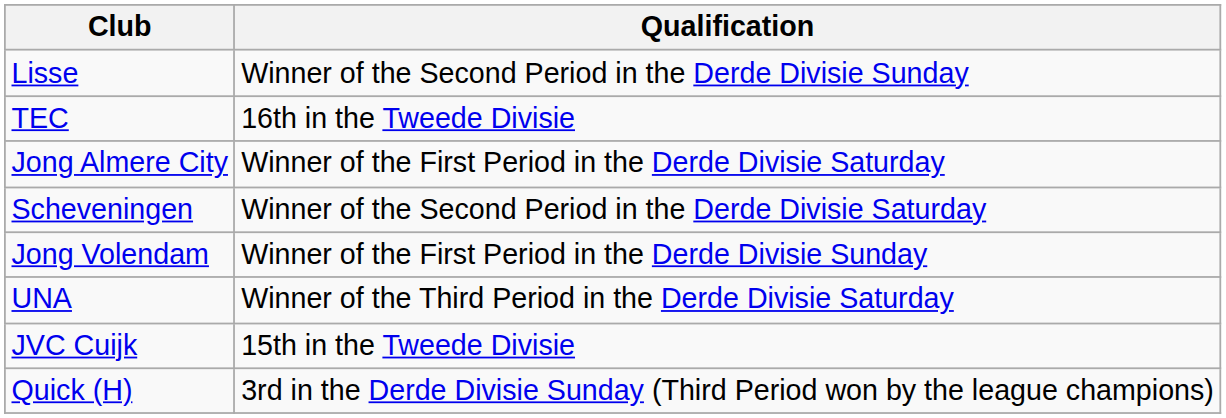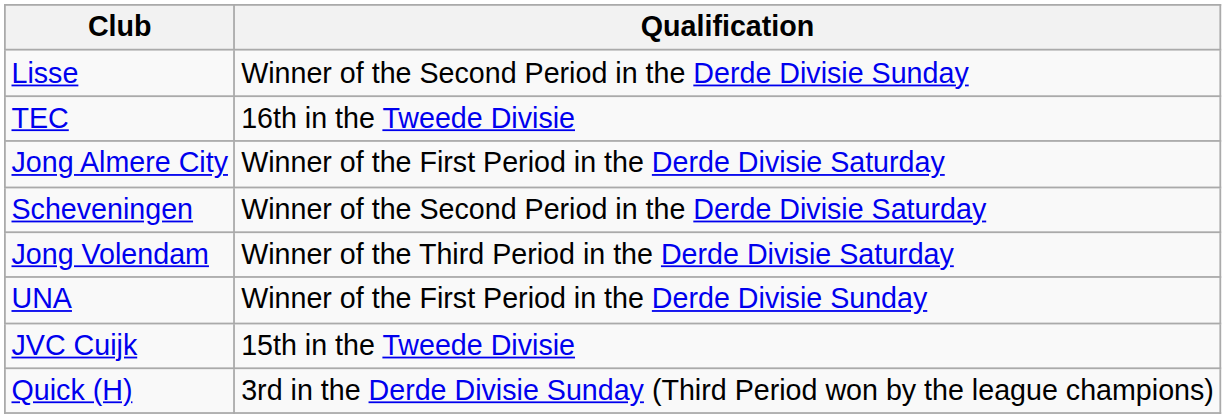(584, 254) Winner of the First Period in the Derde Divisie Sunday -> (597, 254) Winner of the Third Period in the Derde Divisie Saturday
(597, 299) Winner of the Third Period in the Derde Divisie Saturday -> (584, 299) Winner of the First Period in the Derde Divisie Sunday
